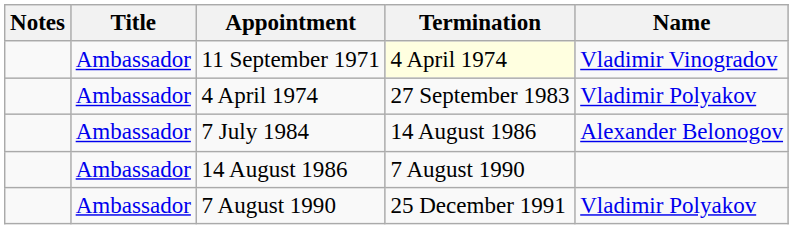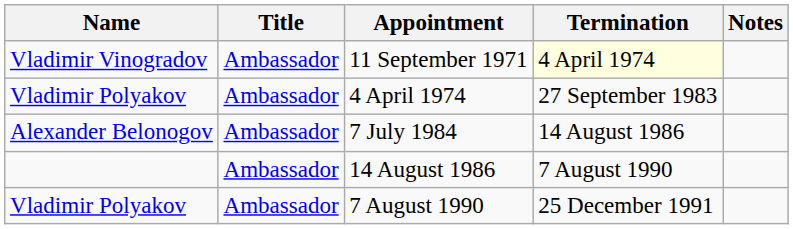columns swapped: (682, 22) <-> (38, 22)
